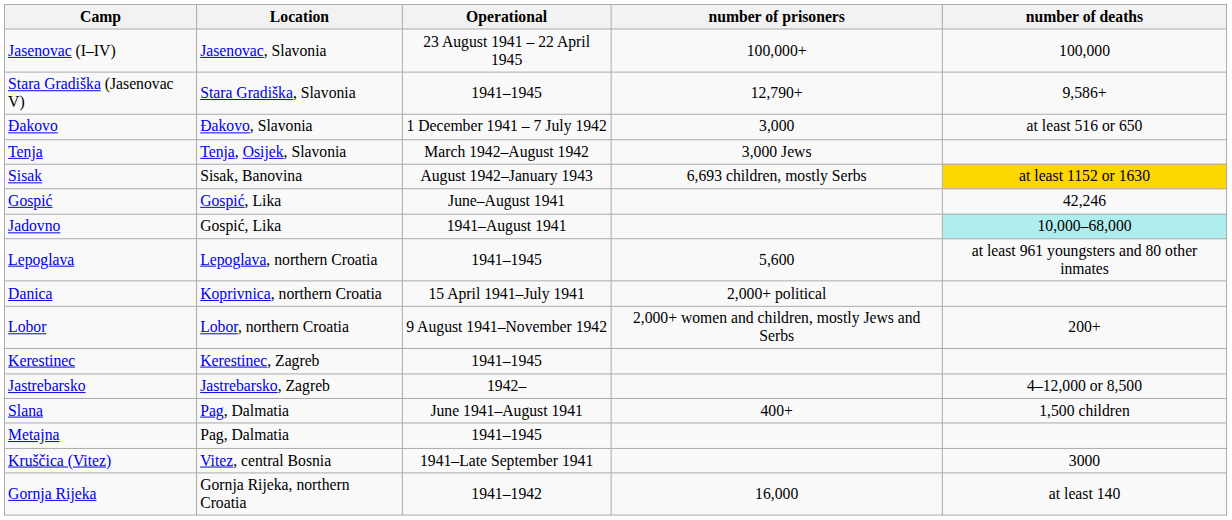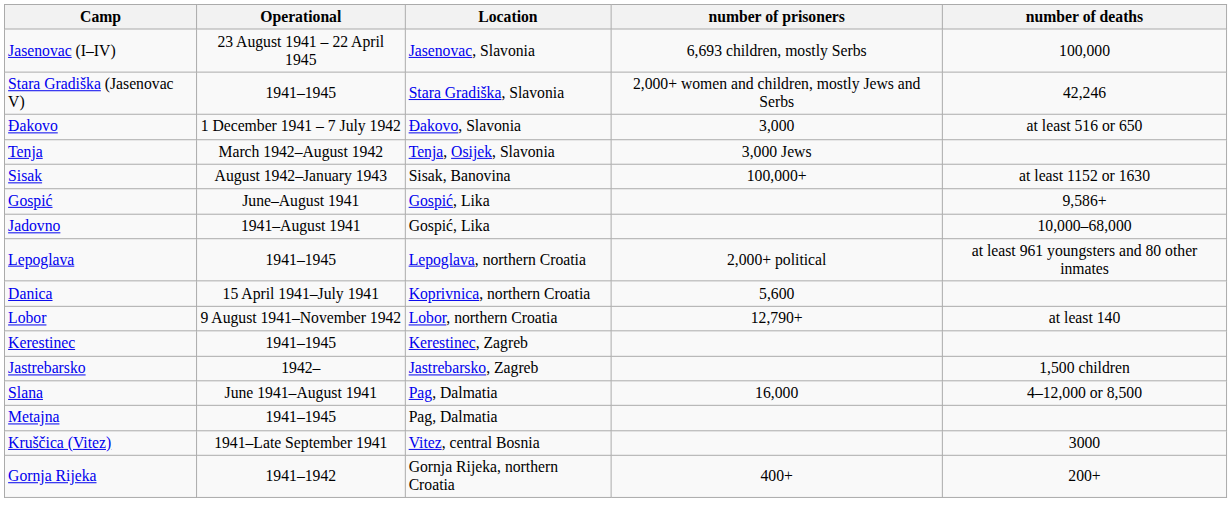columns swapped: (299, 16) <-> (507, 16)
(777, 50) 100,000+ -> (777, 50) 6,693 children, mostly Serbs
(777, 93) 12,790+ -> (777, 93) 2,000+ women and children, mostly Jews and Serbs
(1085, 93) 9,586+ -> (1085, 93) 42,246
(777, 176) 6,693 children, mostly Serbs -> (777, 176) 100,000+
(1085, 176) gold background -> (1085, 176) no background
(1085, 201) 42,246 -> (1085, 201) 9,586+
(1085, 226) paleturquoise background -> (1085, 226) no background
(777, 259) 5,600 -> (777, 259) 2,000+ political
(777, 293) 2,000+ political -> (777, 293) 5,600
(777, 327) 2,000+ women and children, mostly Jews and Serbs -> (777, 318) 12,790+
(1085, 327) 200+ -> (1085, 318) at least 140
(1085, 385) 4–12,000 or 8,500 -> (1085, 368) 1,500 children
(777, 410) 400+ -> (777, 393) 16,000
(1085, 410) 1,500 children -> (1085, 393) 4–12,000 or 8,500
(777, 494) 16,000 -> (777, 476) 400+
(1085, 494) at least 140 -> (1085, 476) 200+
